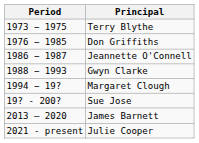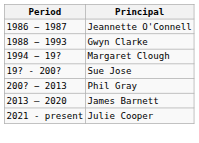- row: (120, 27)
- row: (123, 41)
+ row: (112, 86)
